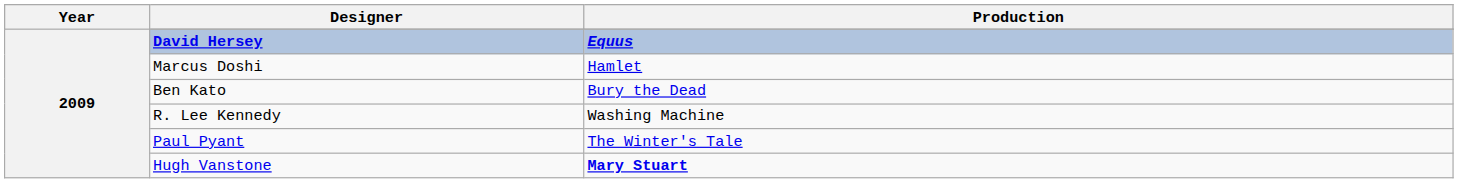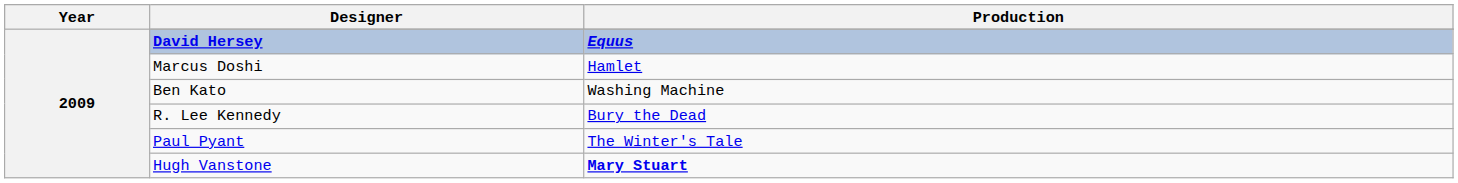(647, 91) Bury the Dead -> (656, 91) Washing Machine
(656, 116) Washing Machine -> (647, 116) Bury the Dead
